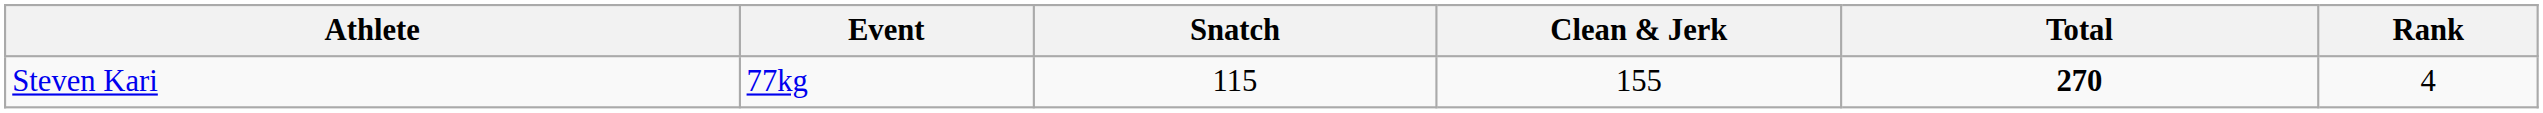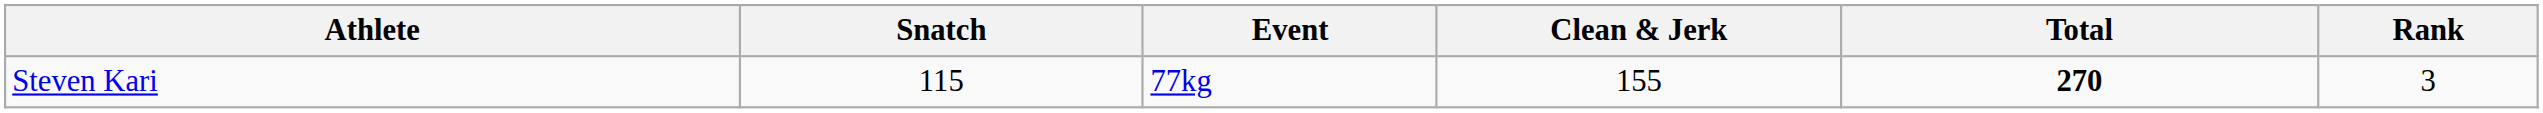columns swapped: (886, 30) <-> (1235, 30)
(2428, 80) 4 -> (2428, 80) 3
